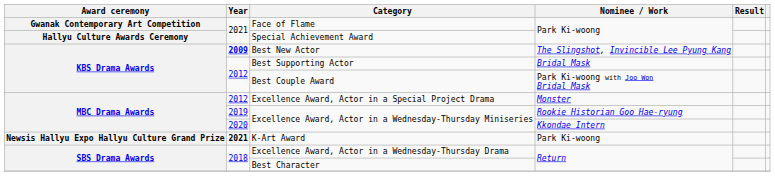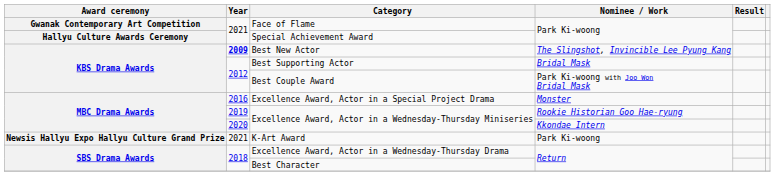(238, 99) 2012 -> (238, 99) 2016
(238, 138) bold -> (238, 138) normal
